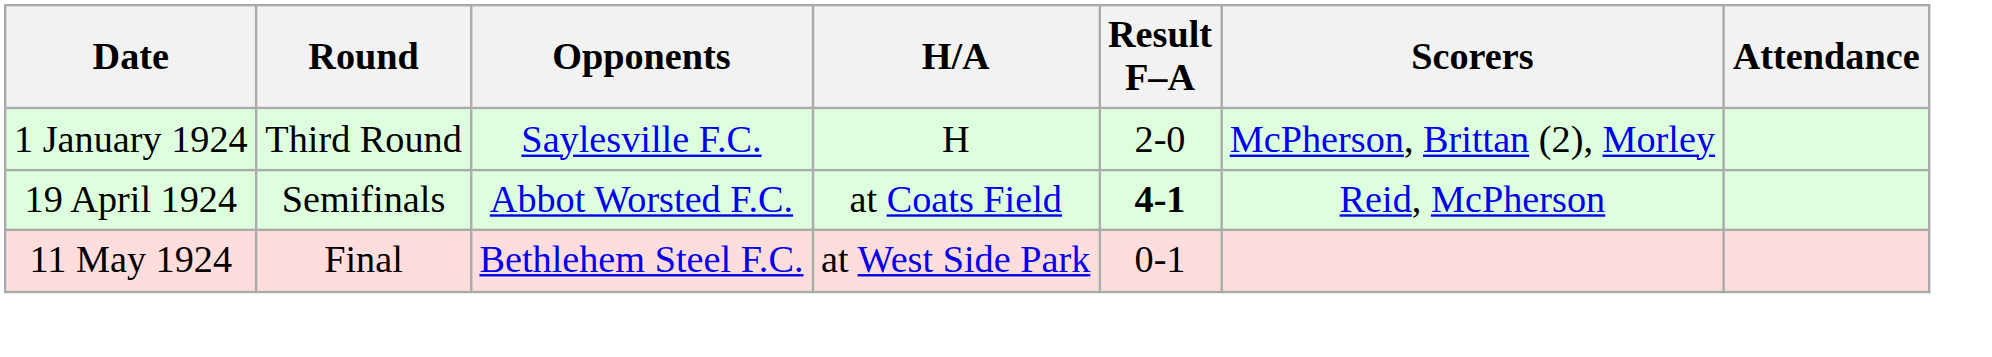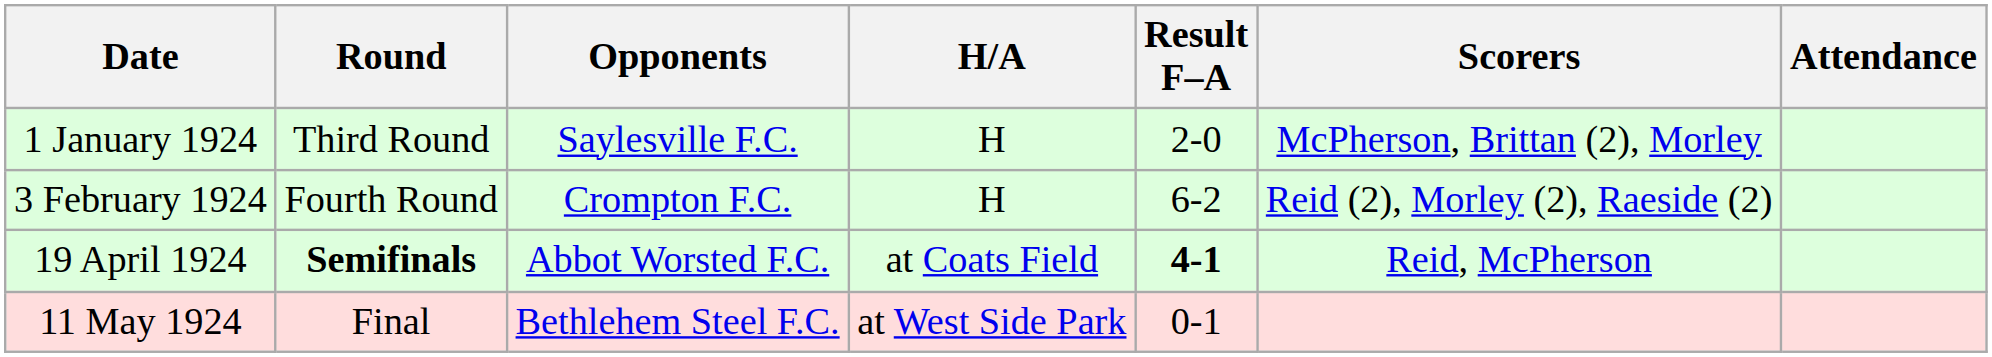+ row: (140, 199)
(364, 199) normal -> (391, 259) bold
